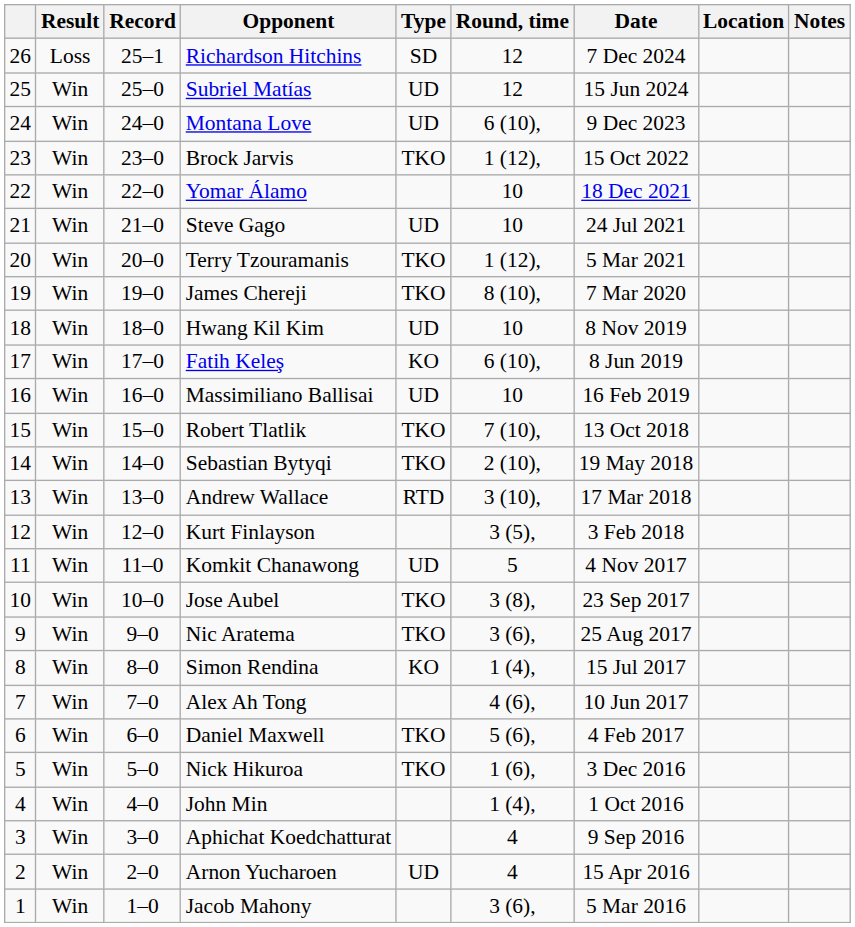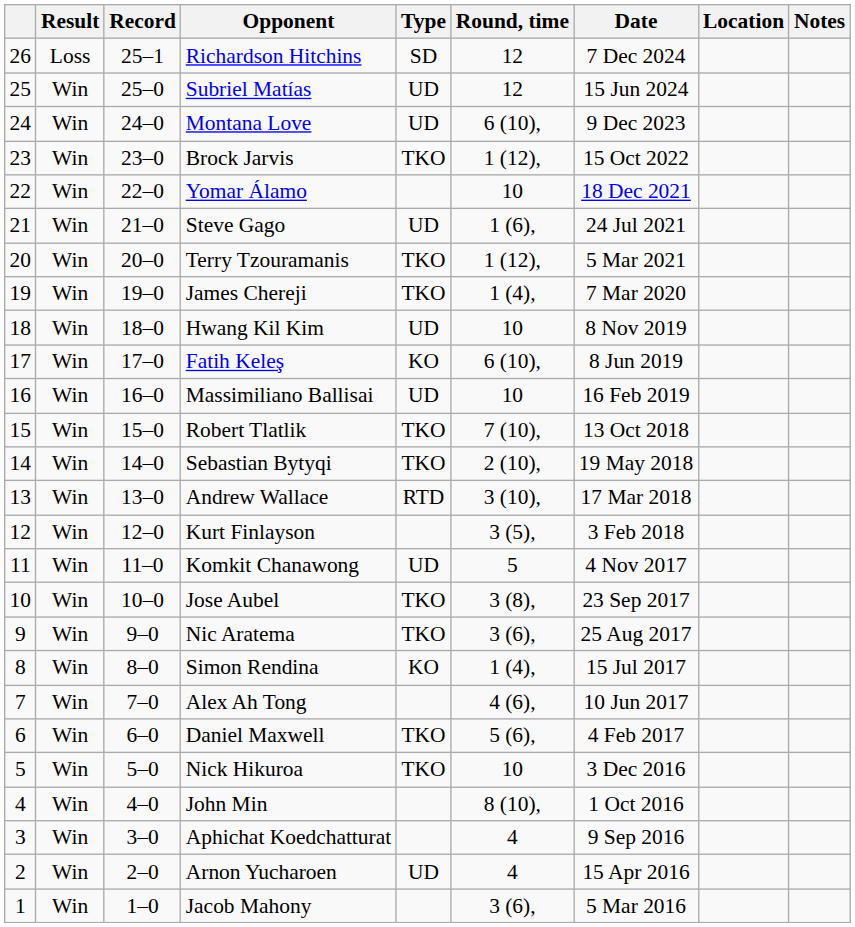(512, 225) 10 -> (512, 225) 1 (6),
(512, 293) 8 (10), -> (512, 293) 1 (4),
(512, 769) 1 (6), -> (512, 769) 10
(512, 803) 1 (4), -> (512, 803) 8 (10),
